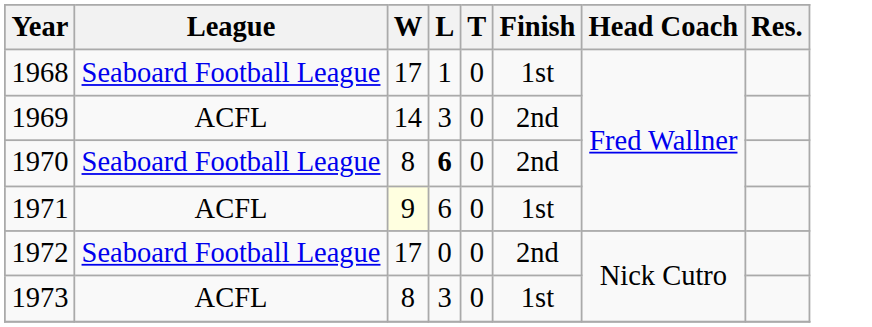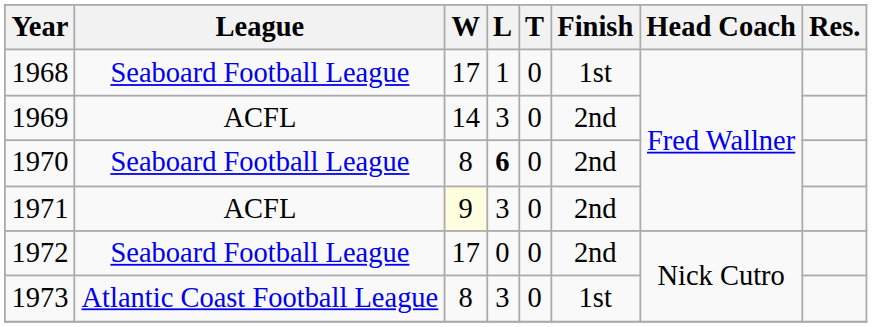(445, 207) 6 -> (502, 207) 3
(537, 207) 1st -> (595, 207) 2nd
(231, 298) ACFL -> (260, 298) Atlantic Coast Football League
